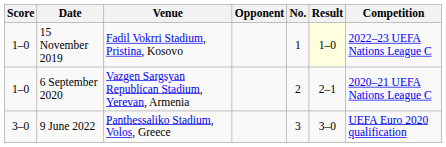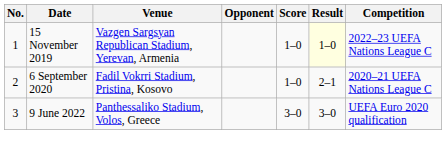columns swapped: (298, 13) <-> (21, 13)
(156, 44) Fadil Vokrri Stadium, Pristina, Kosovo -> (144, 44) Vazgen Sargsyan Republican Stadium, Yerevan, Armenia
(154, 89) Vazgen Sargsyan Republican Stadium, Yerevan, Armenia -> (146, 82) Fadil Vokrri Stadium, Pristina, Kosovo
